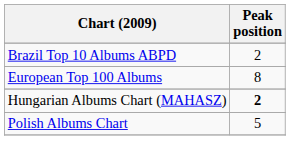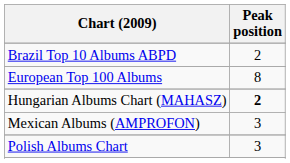+ row: (104, 123)
(258, 123) 5 -> (258, 146) 3
